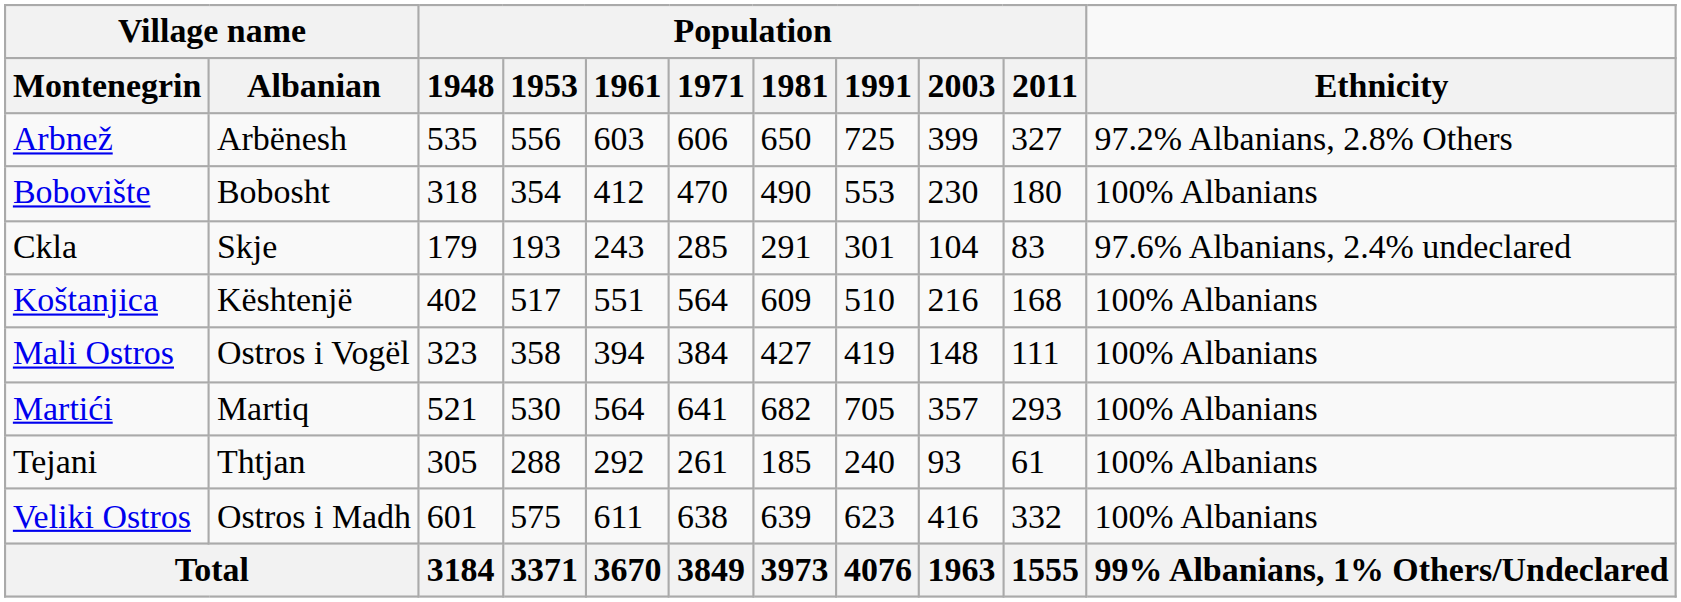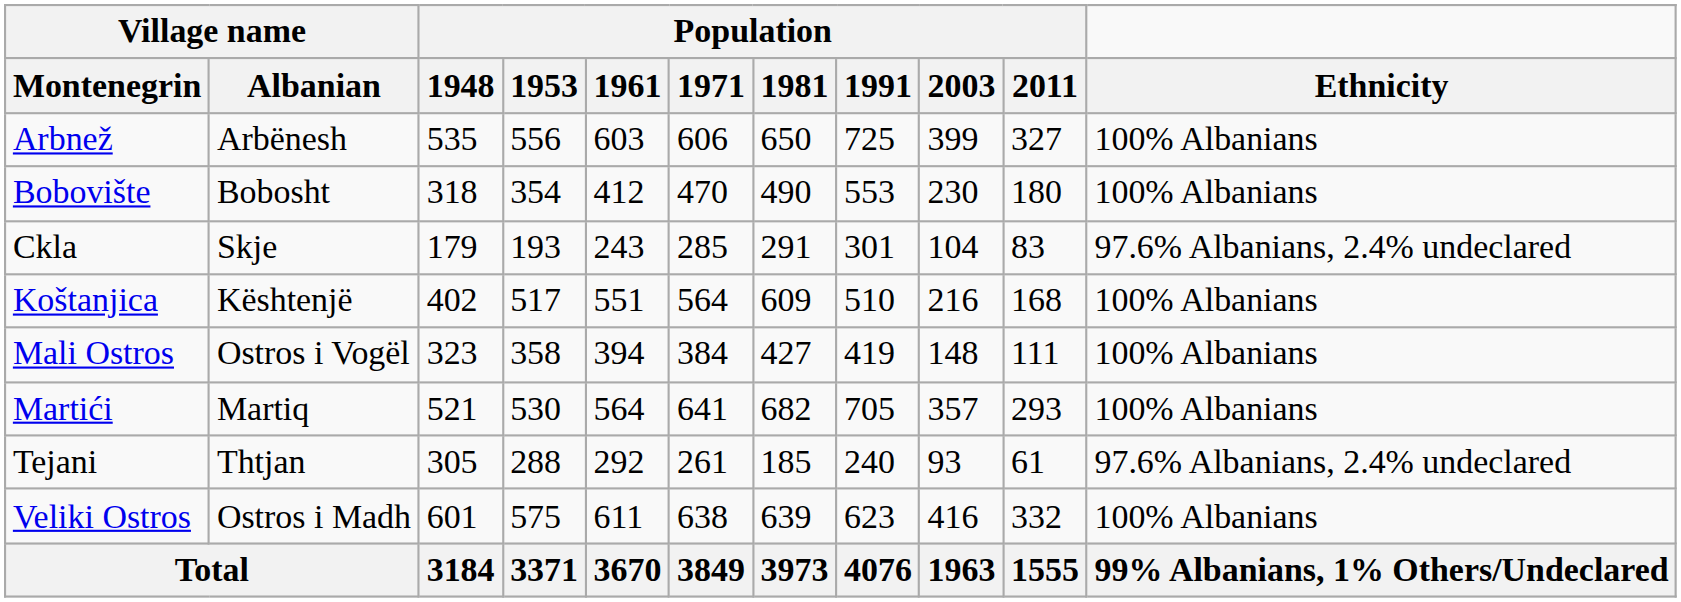(1304, 138) 97.2% Albanians, 2.8% Others -> (1206, 138) 100% Albanians
(1206, 461) 100% Albanians -> (1333, 461) 97.6% Albanians, 2.4% undeclared
